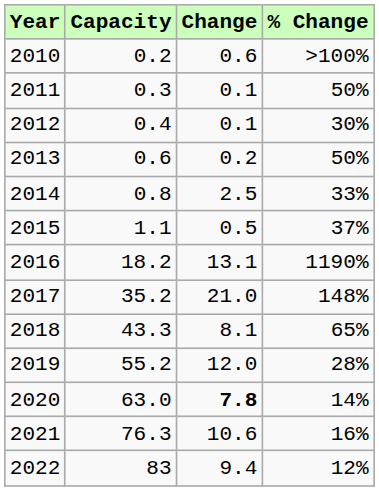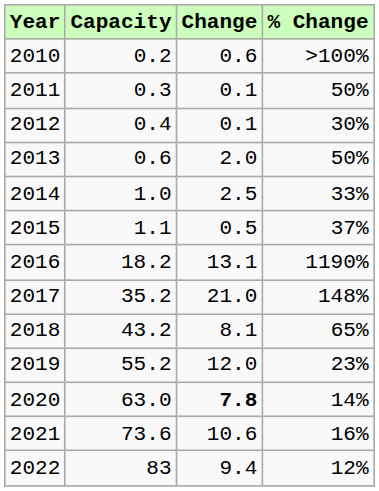(238, 159) 0.2 -> (238, 159) 2.0
(153, 194) 0.8 -> (153, 194) 1.0
(146, 331) 43.3 -> (146, 331) 43.2
(350, 365) 28% -> (350, 365) 23%
(146, 434) 76.3 -> (146, 434) 73.6
